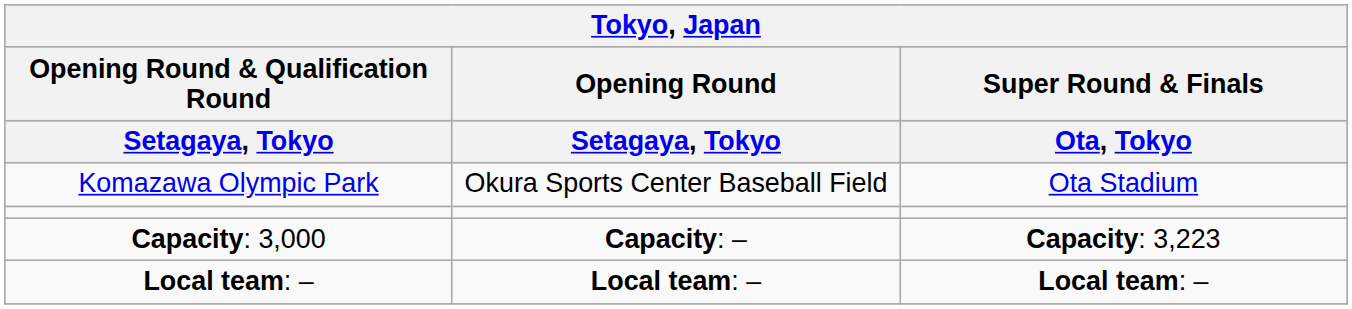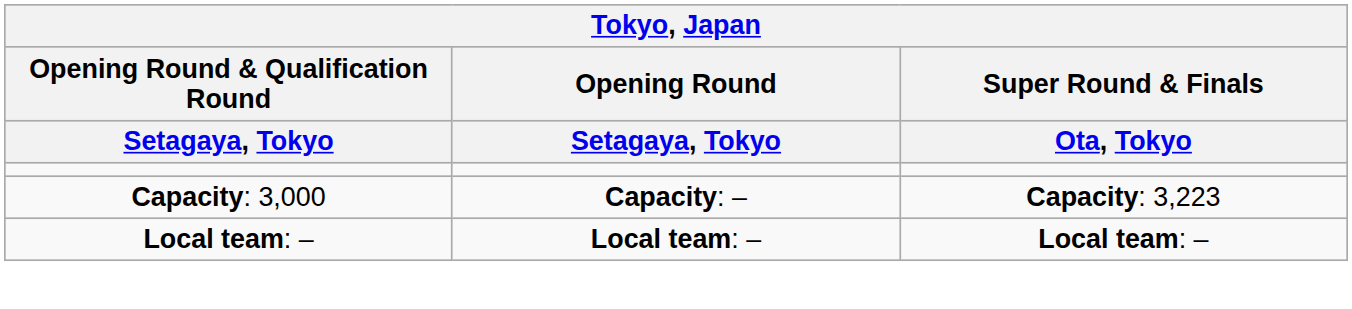- row: (229, 183)
